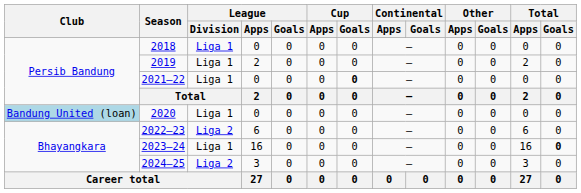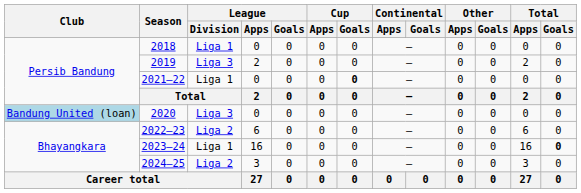(214, 63) Liga 1 -> (214, 63) Liga 3
(214, 113) Liga 1 -> (214, 113) Liga 3
